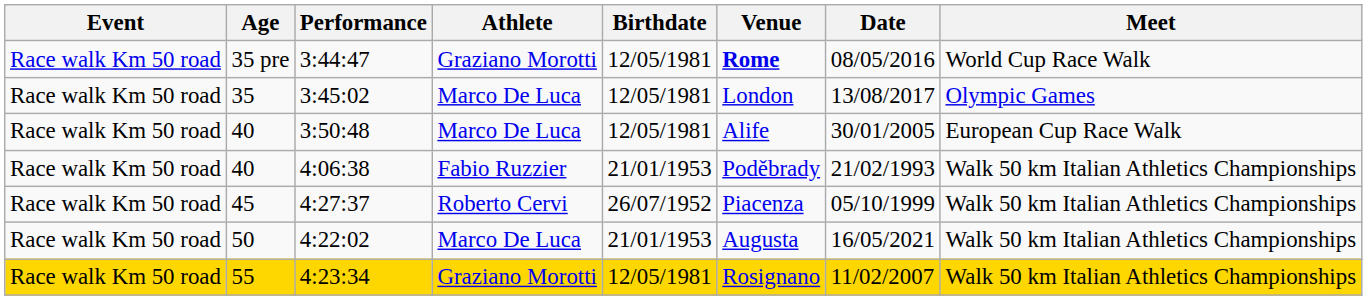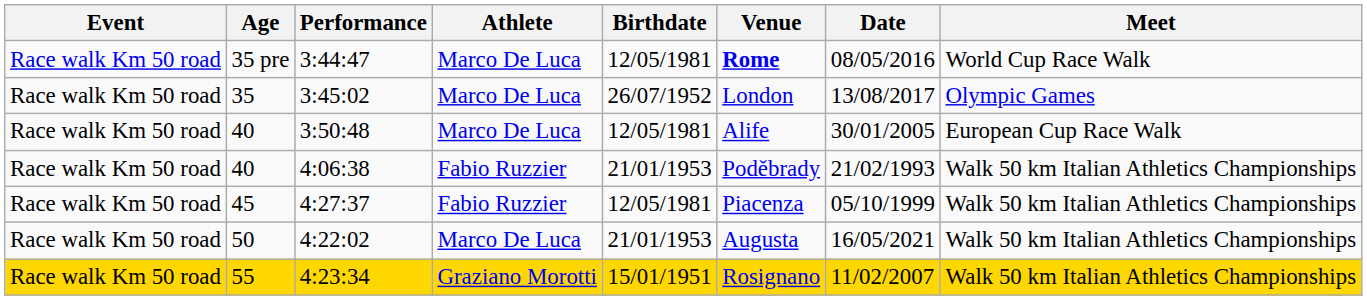(517, 58) Graziano Morotti -> (509, 58) Marco De Luca
(660, 95) 12/05/1981 -> (660, 95) 26/07/1952
(503, 204) Roberto Cervi -> (502, 204) Fabio Ruzzier
(660, 204) 26/07/1952 -> (660, 204) 12/05/1981
(660, 276) 12/05/1981 -> (660, 276) 15/01/1951
